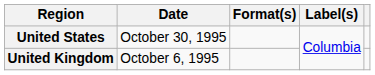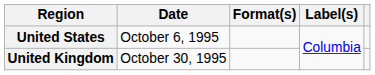(173, 37) October 30, 1995 -> (170, 37) October 6, 1995
(170, 59) October 6, 1995 -> (173, 59) October 30, 1995
